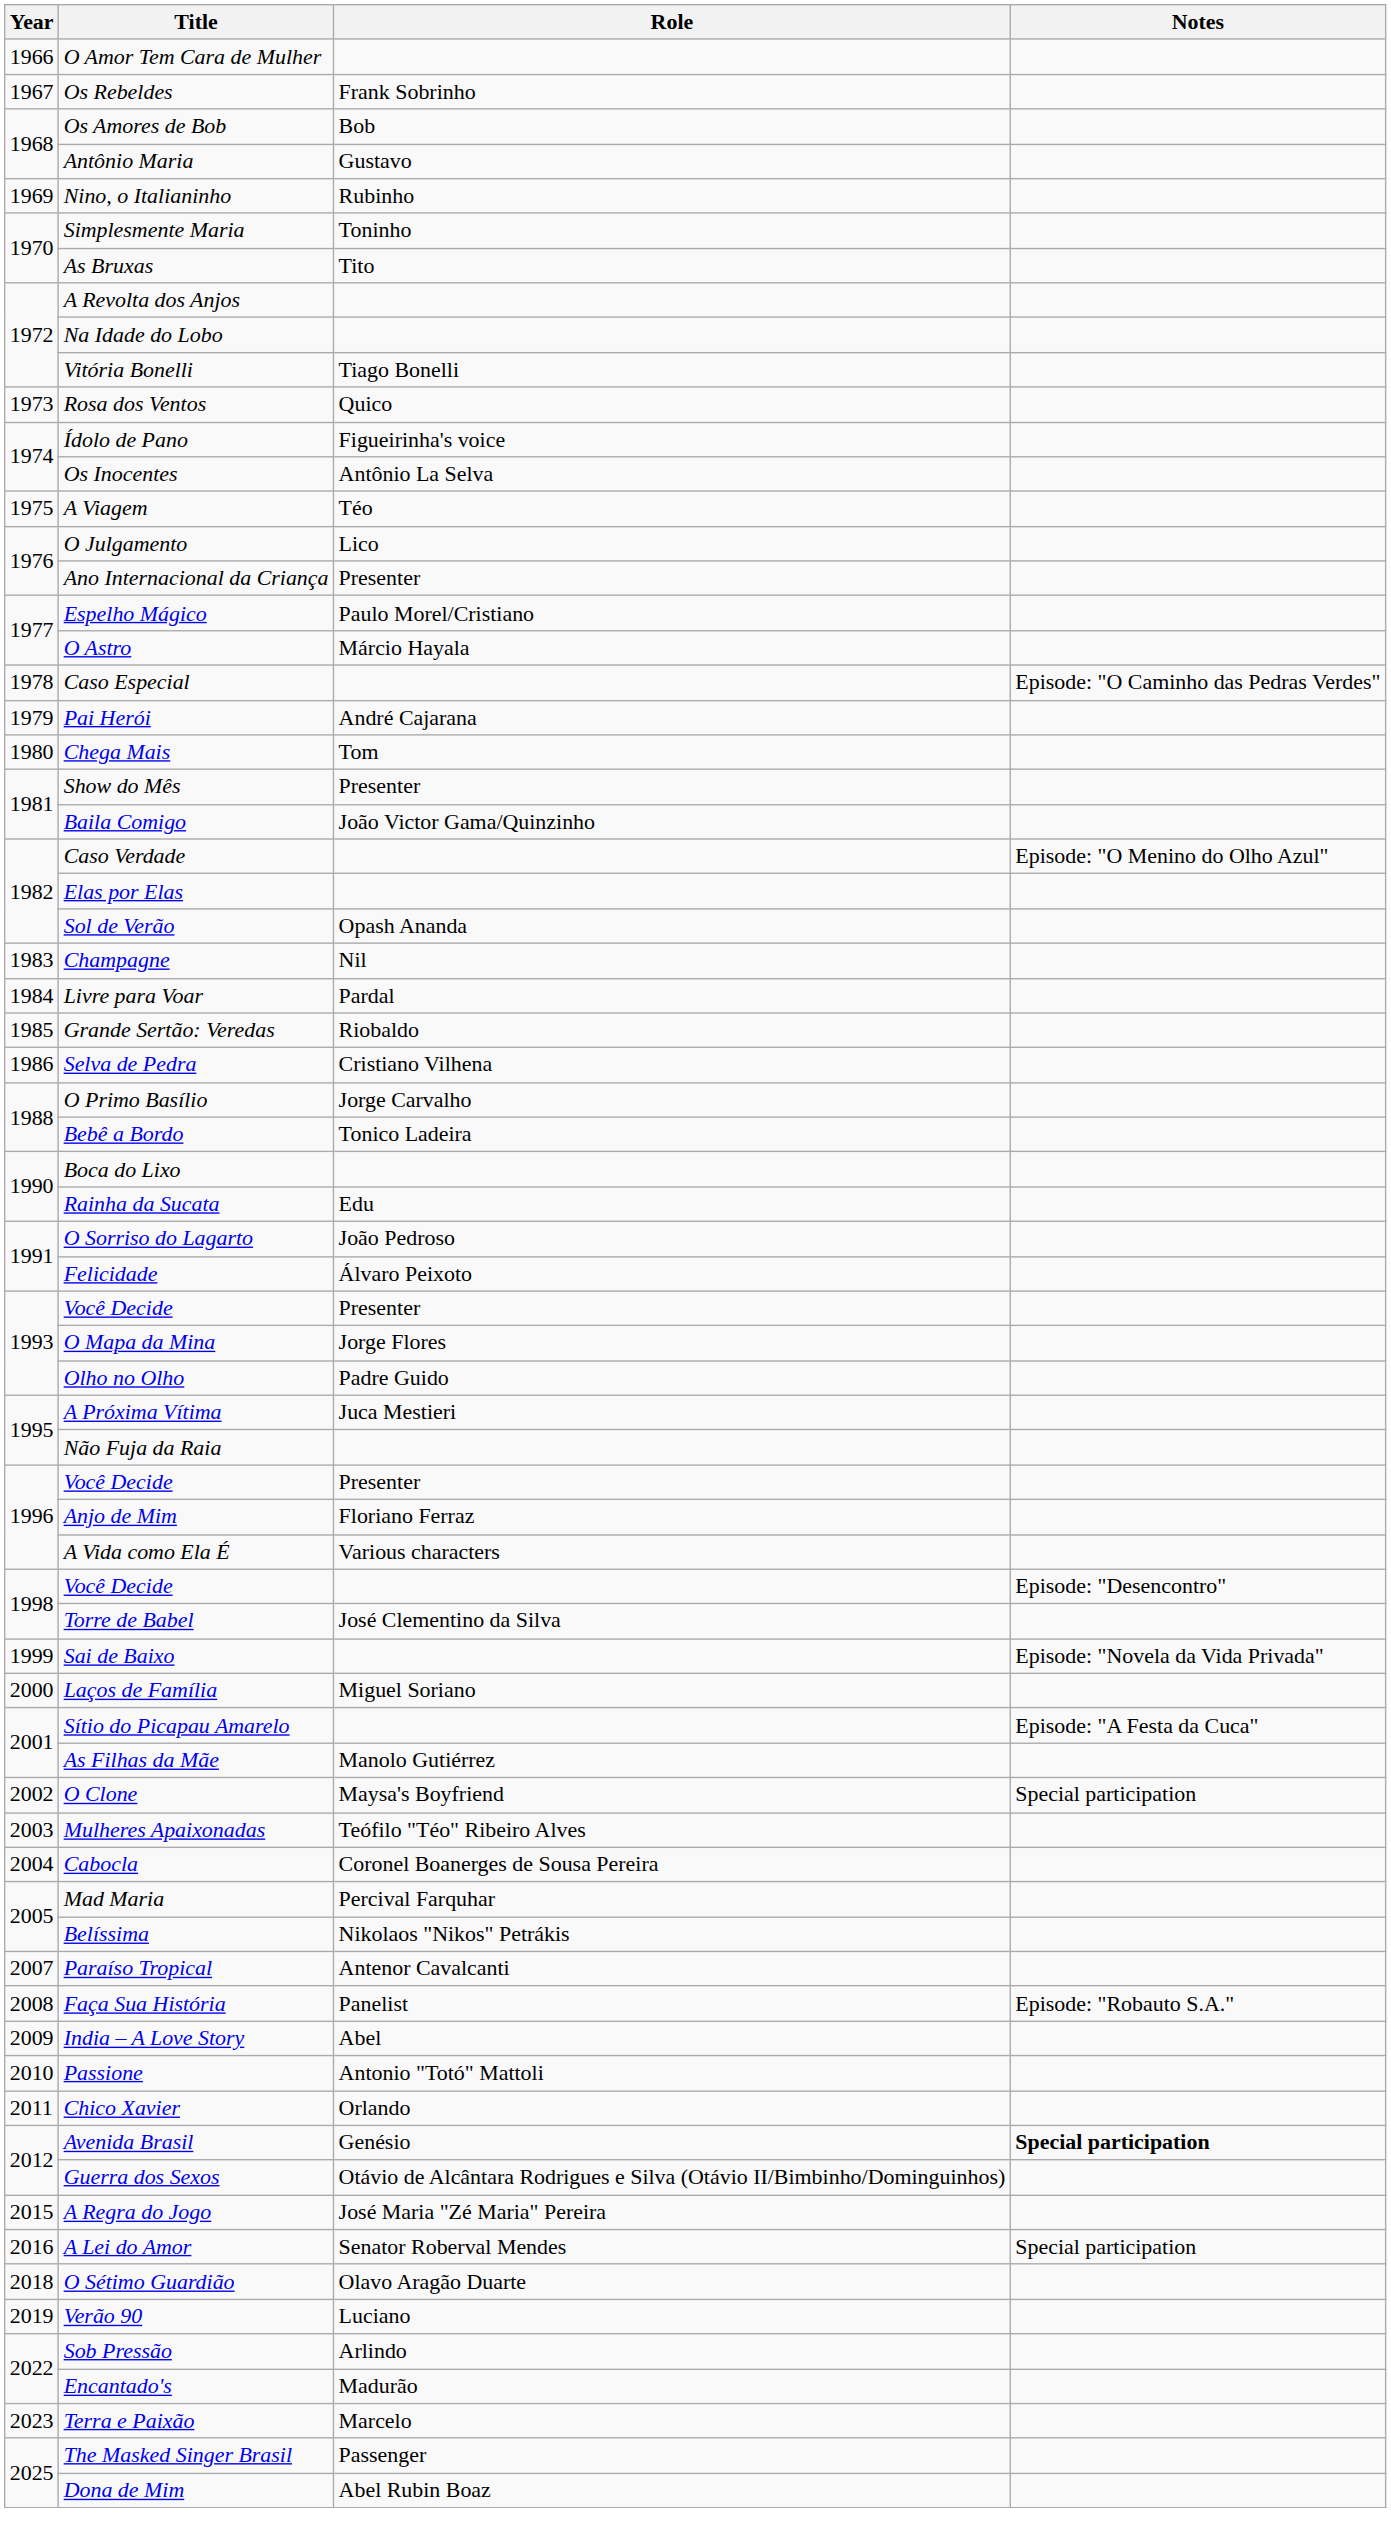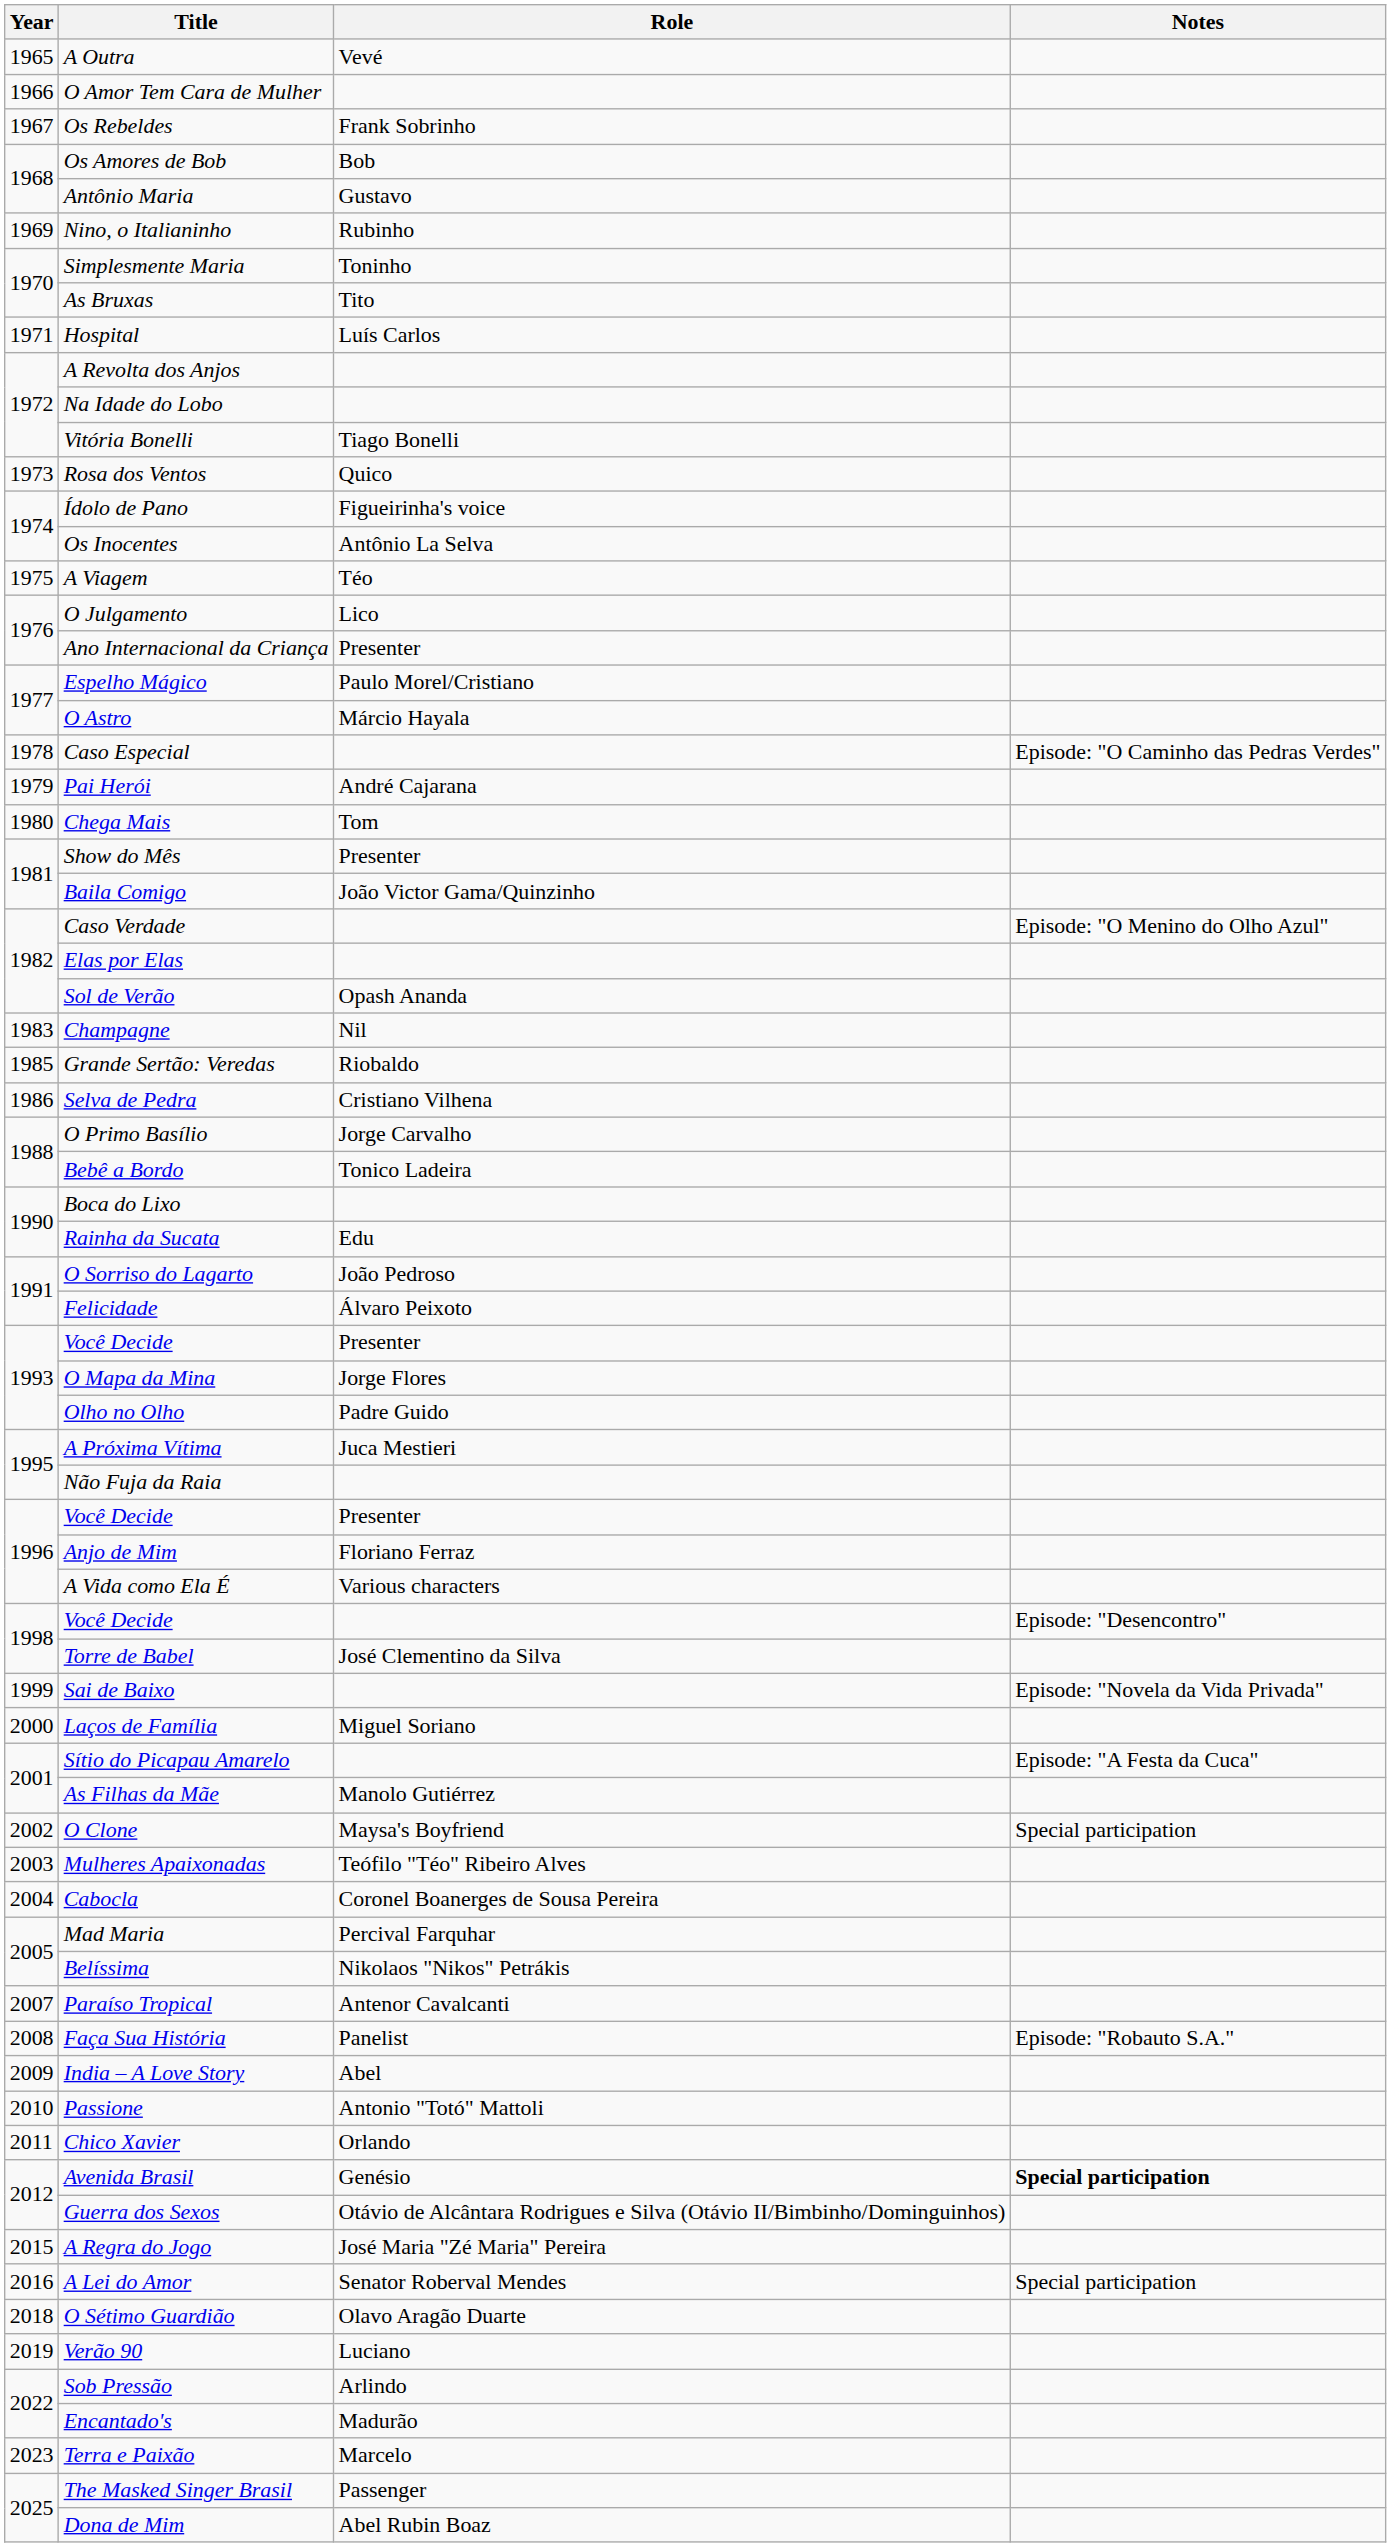+ row: (32, 56)
+ row: (32, 334)
- row: (32, 995)
